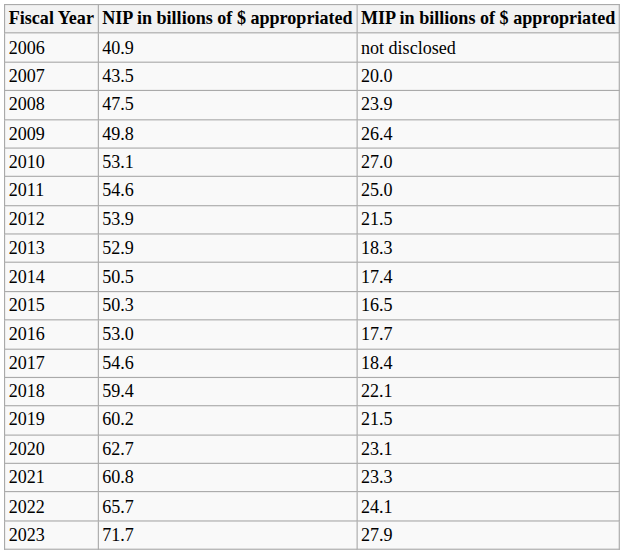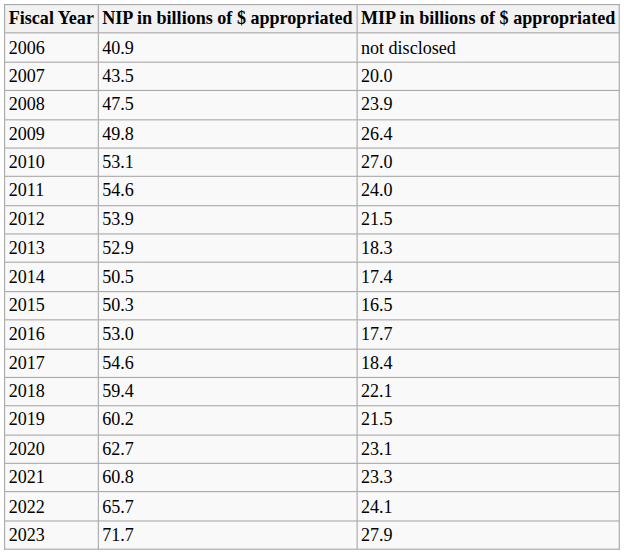(377, 190) 25.0 -> (377, 190) 24.0
